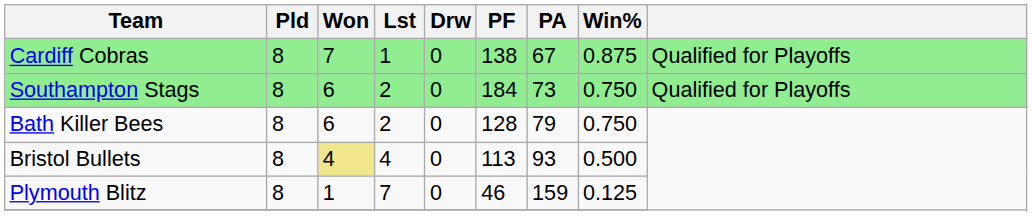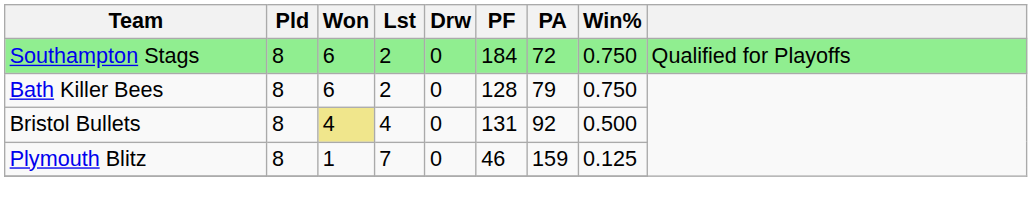- row: (79, 55)
(544, 90) 73 -> (544, 55) 72
(498, 158) 113 -> (499, 124) 131
(544, 158) 93 -> (544, 124) 92
